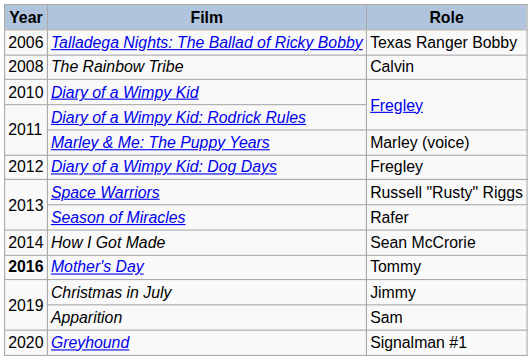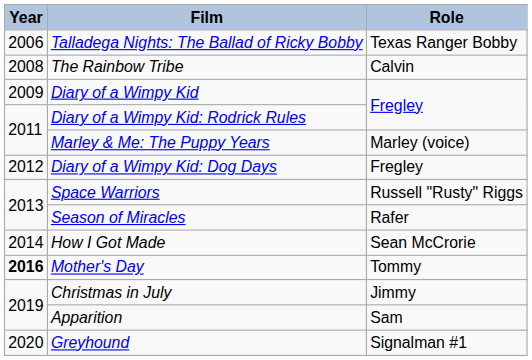(26, 93) 2010 -> (26, 93) 2009
